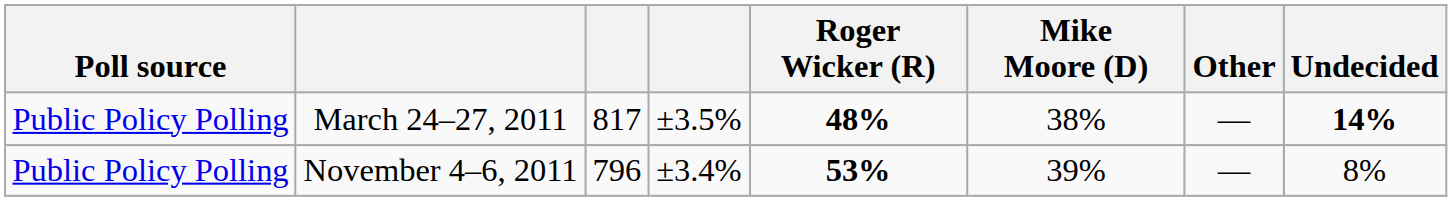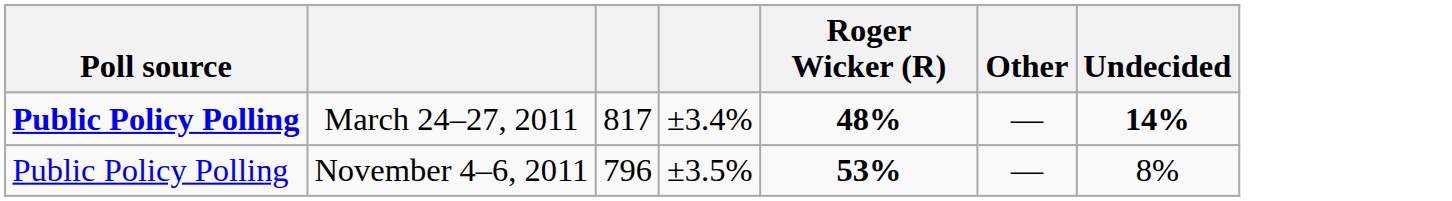- column: (1076, 48)
(151, 118) normal -> (156, 118) bold
(699, 118) ±3.5% -> (710, 118) ±3.4%
(699, 169) ±3.4% -> (710, 169) ±3.5%
